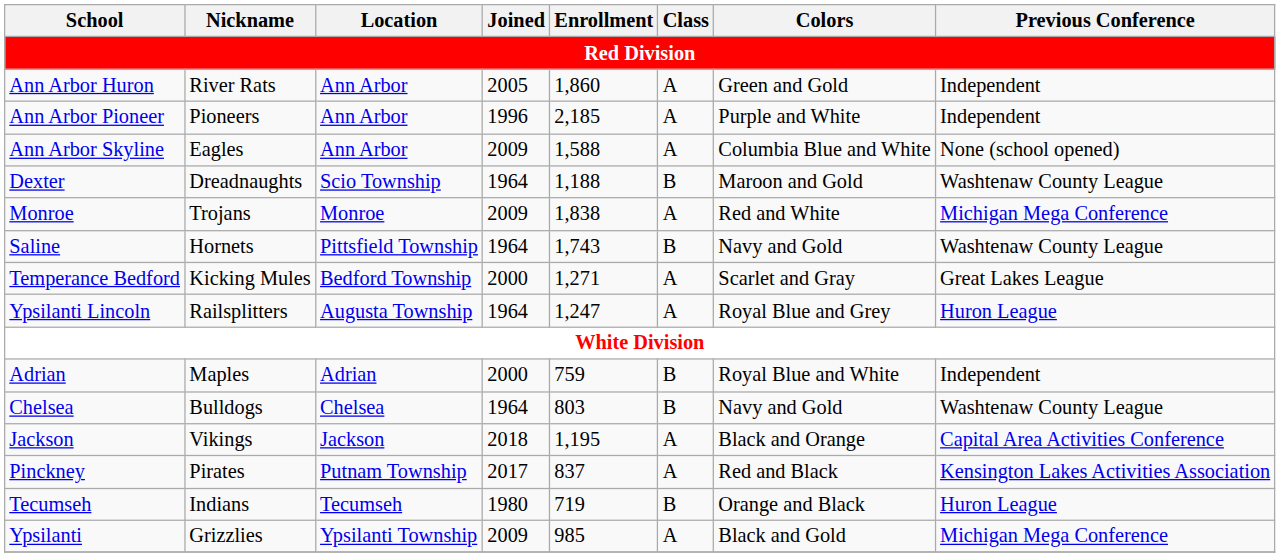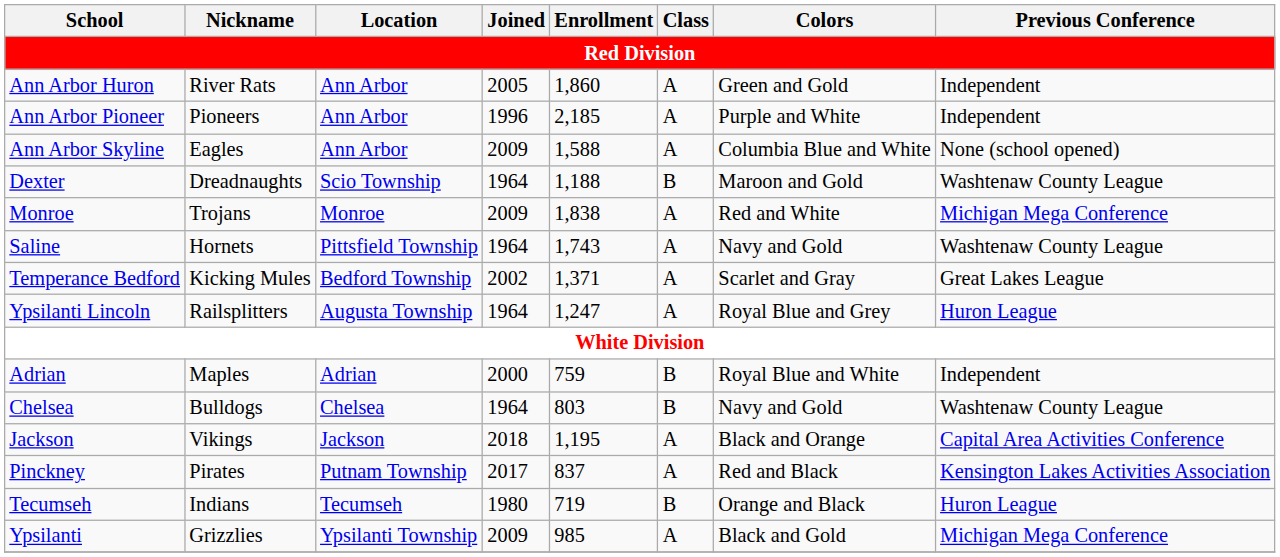(669, 246) B -> (670, 246) A
(508, 278) 2000 -> (508, 278) 2002
(577, 278) 1,271 -> (577, 278) 1,371
